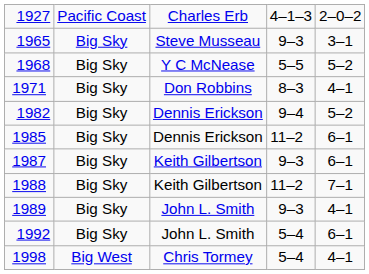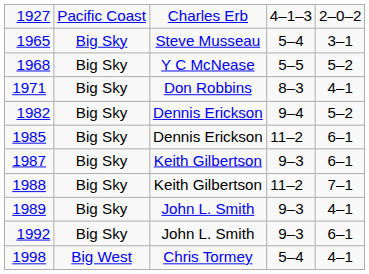(291, 40) 9–3 -> (291, 40) 5–4
(291, 233) 5–4 -> (291, 233) 9–3
